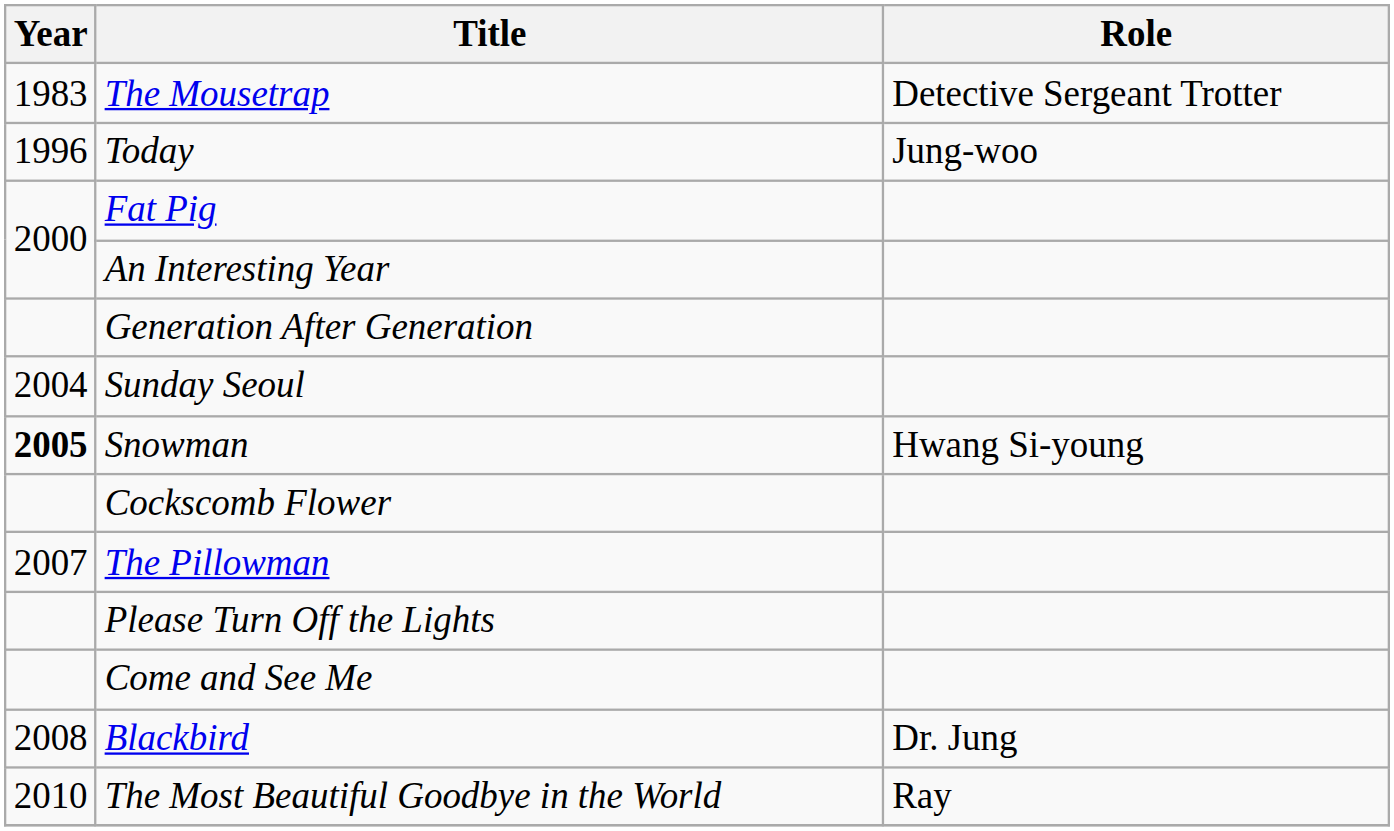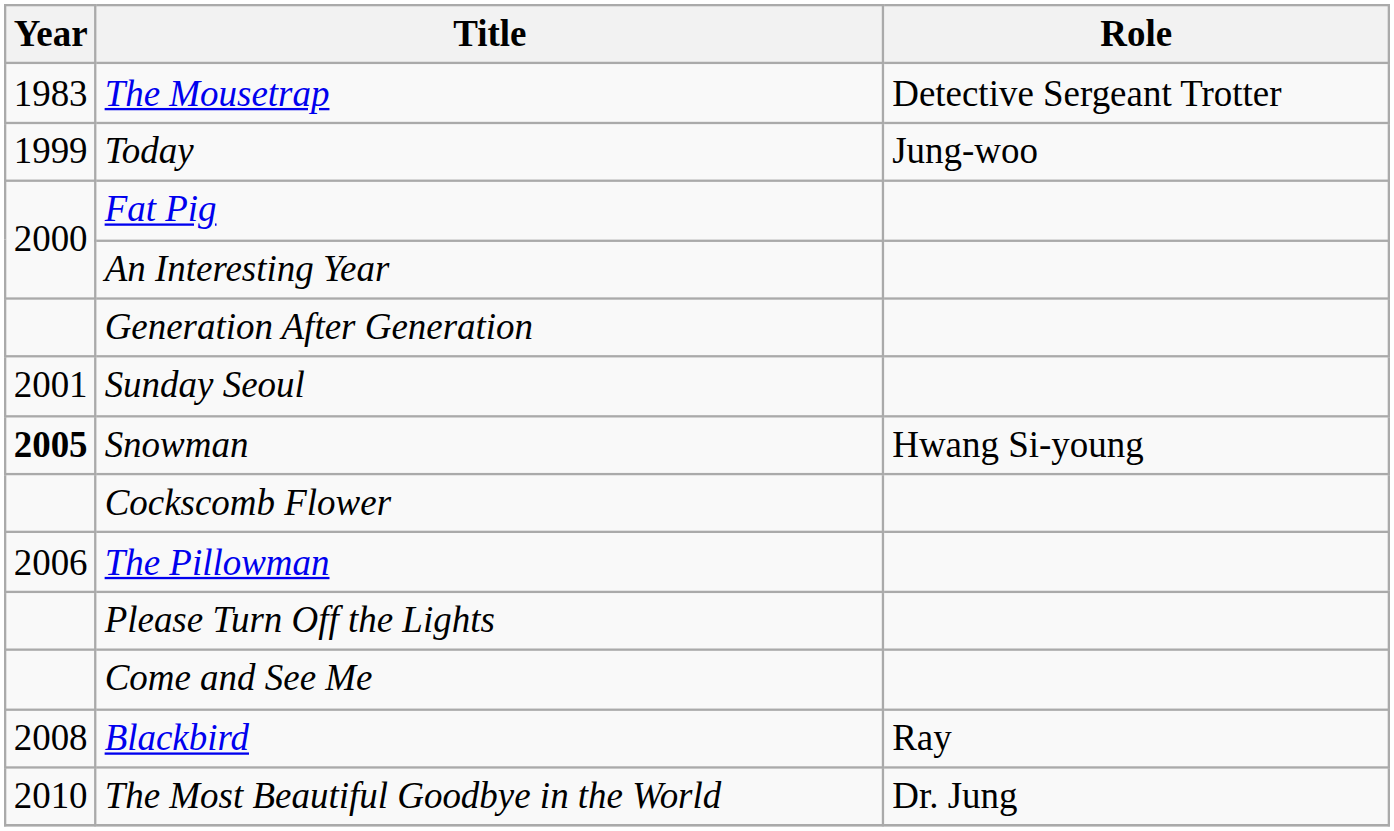(51, 151) 1996 -> (51, 151) 1999
(51, 385) 2004 -> (51, 385) 2001
(51, 561) 2007 -> (51, 561) 2006
(955, 737) Dr. Jung -> (922, 737) Ray
(922, 795) Ray -> (955, 795) Dr. Jung
